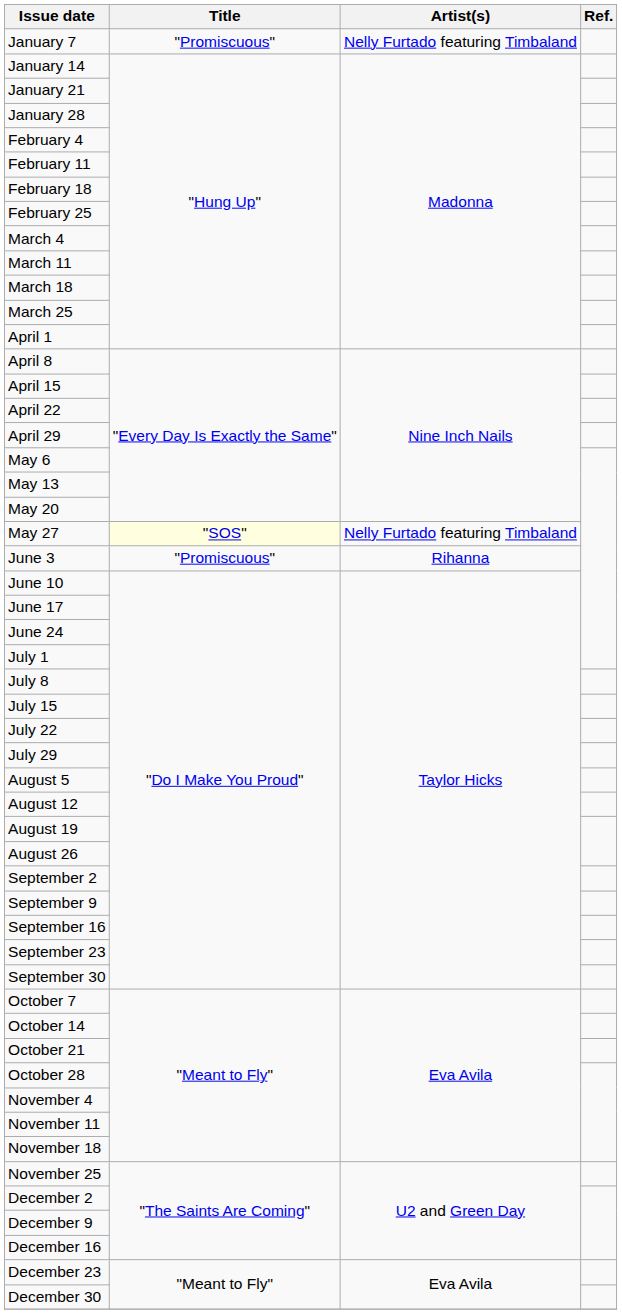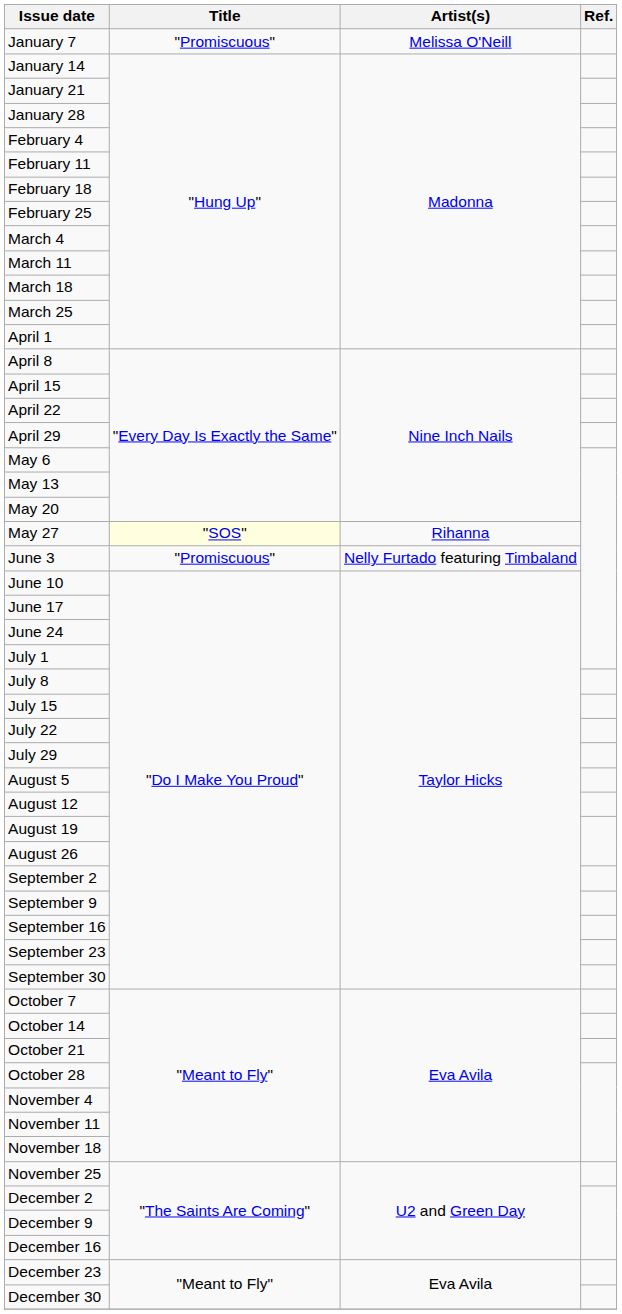(460, 41) Nelly Furtado featuring Timbaland -> (460, 41) Melissa O'Neill
(460, 533) Nelly Furtado featuring Timbaland -> (460, 533) Rihanna
(460, 558) Rihanna -> (460, 558) Nelly Furtado featuring Timbaland
